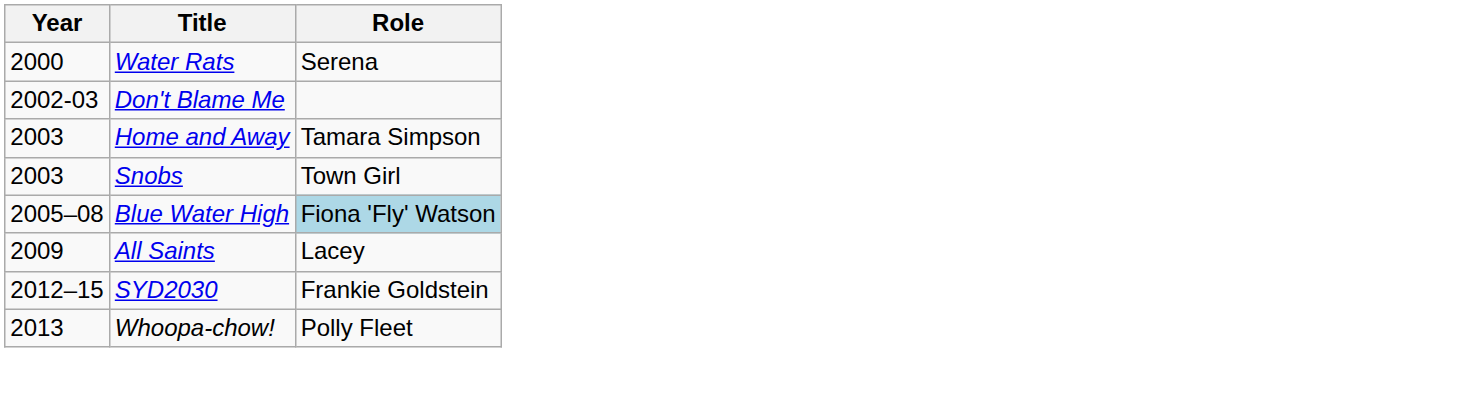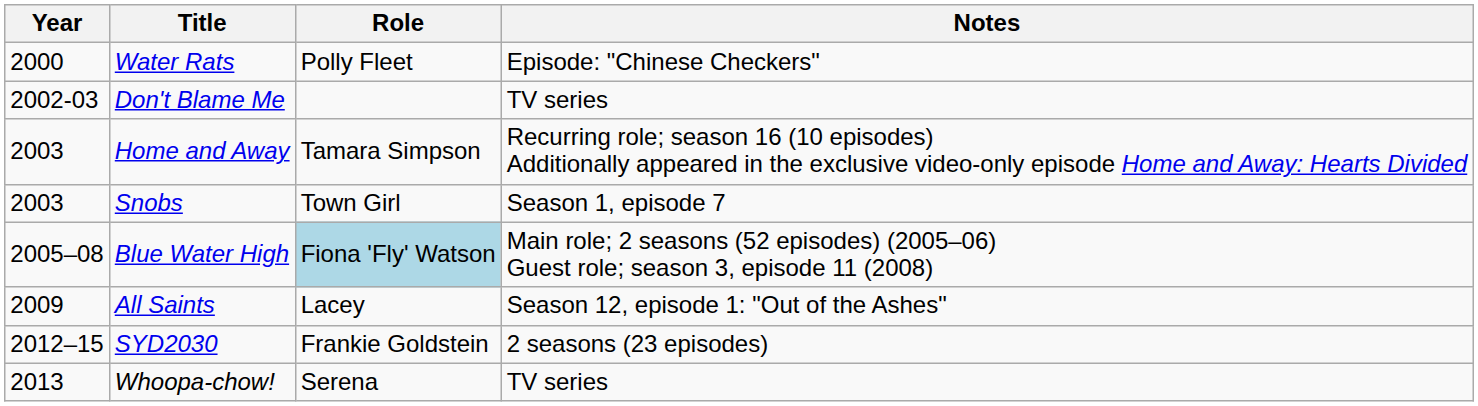+ column: (987, 23)
(339, 61) Serena -> (357, 61) Polly Fleet
(357, 328) Polly Fleet -> (339, 382) Serena
